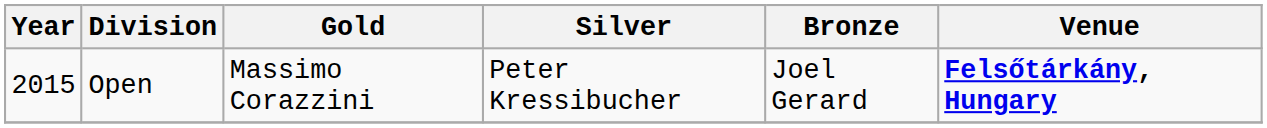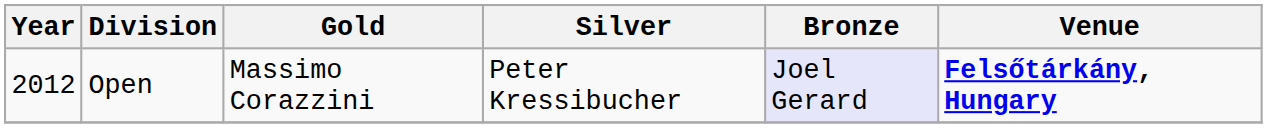(44, 86) 2015 -> (44, 86) 2012
(820, 86) no background -> (820, 86) lavender background
